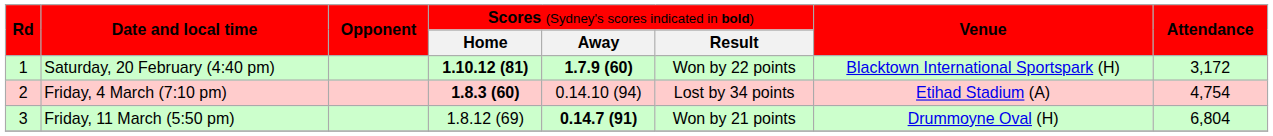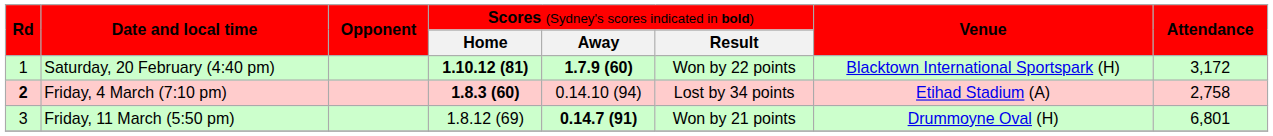(23, 93) normal -> (23, 93) bold
(1210, 93) 4,754 -> (1210, 93) 2,758
(1210, 119) 6,804 -> (1210, 119) 6,801
